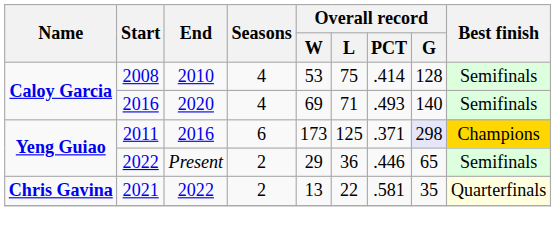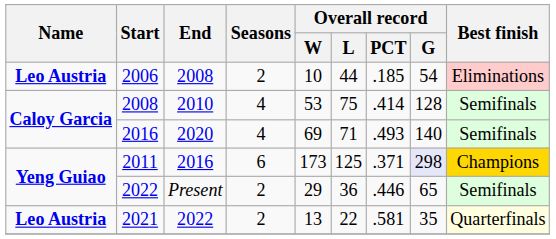+ row: (140, 76)
(61, 190) Chris Gavina -> (61, 219) Leo Austria
